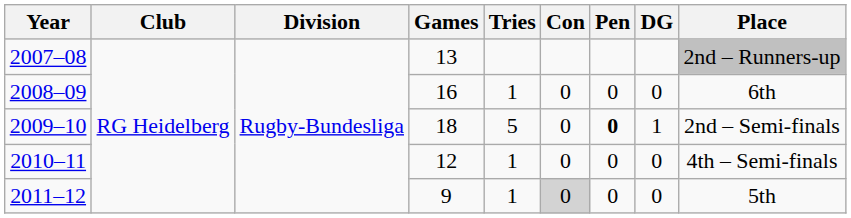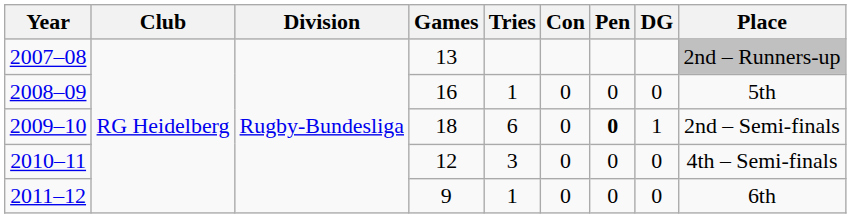(762, 91) 6th -> (762, 91) 5th
(512, 126) 5 -> (512, 126) 6
(512, 160) 1 -> (512, 160) 3
(565, 195) lightgrey background -> (565, 195) no background
(762, 195) 5th -> (762, 195) 6th
